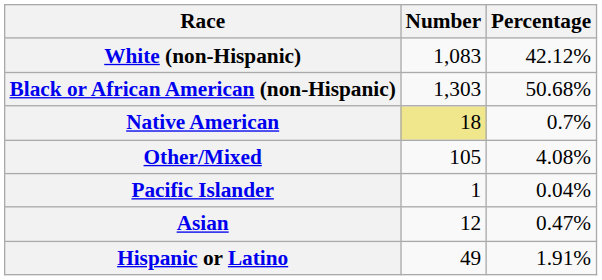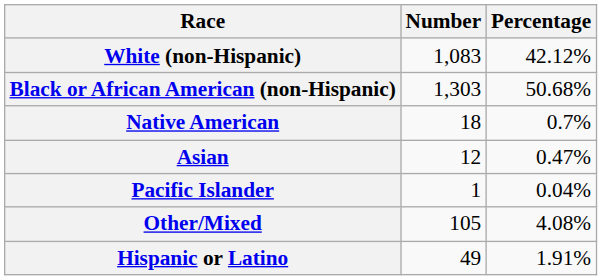(471, 122) khaki background -> (471, 122) no background
rows swapped: (203, 223) <-> (203, 156)
